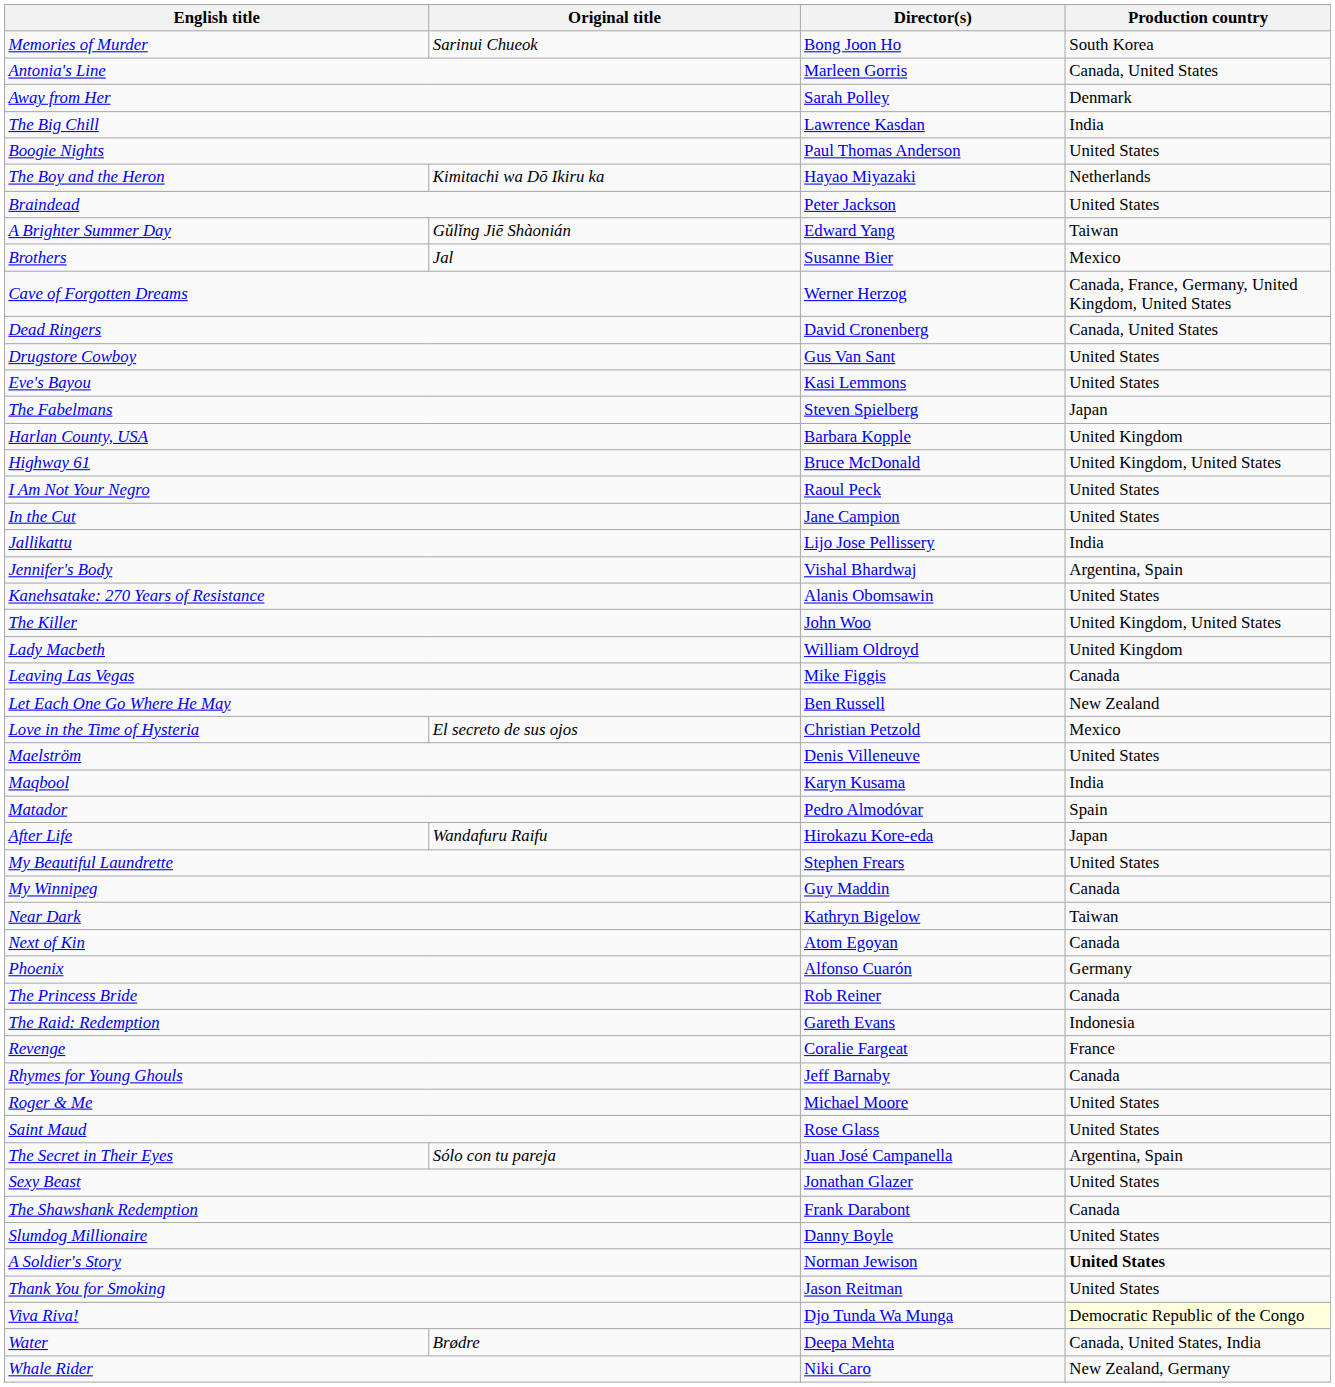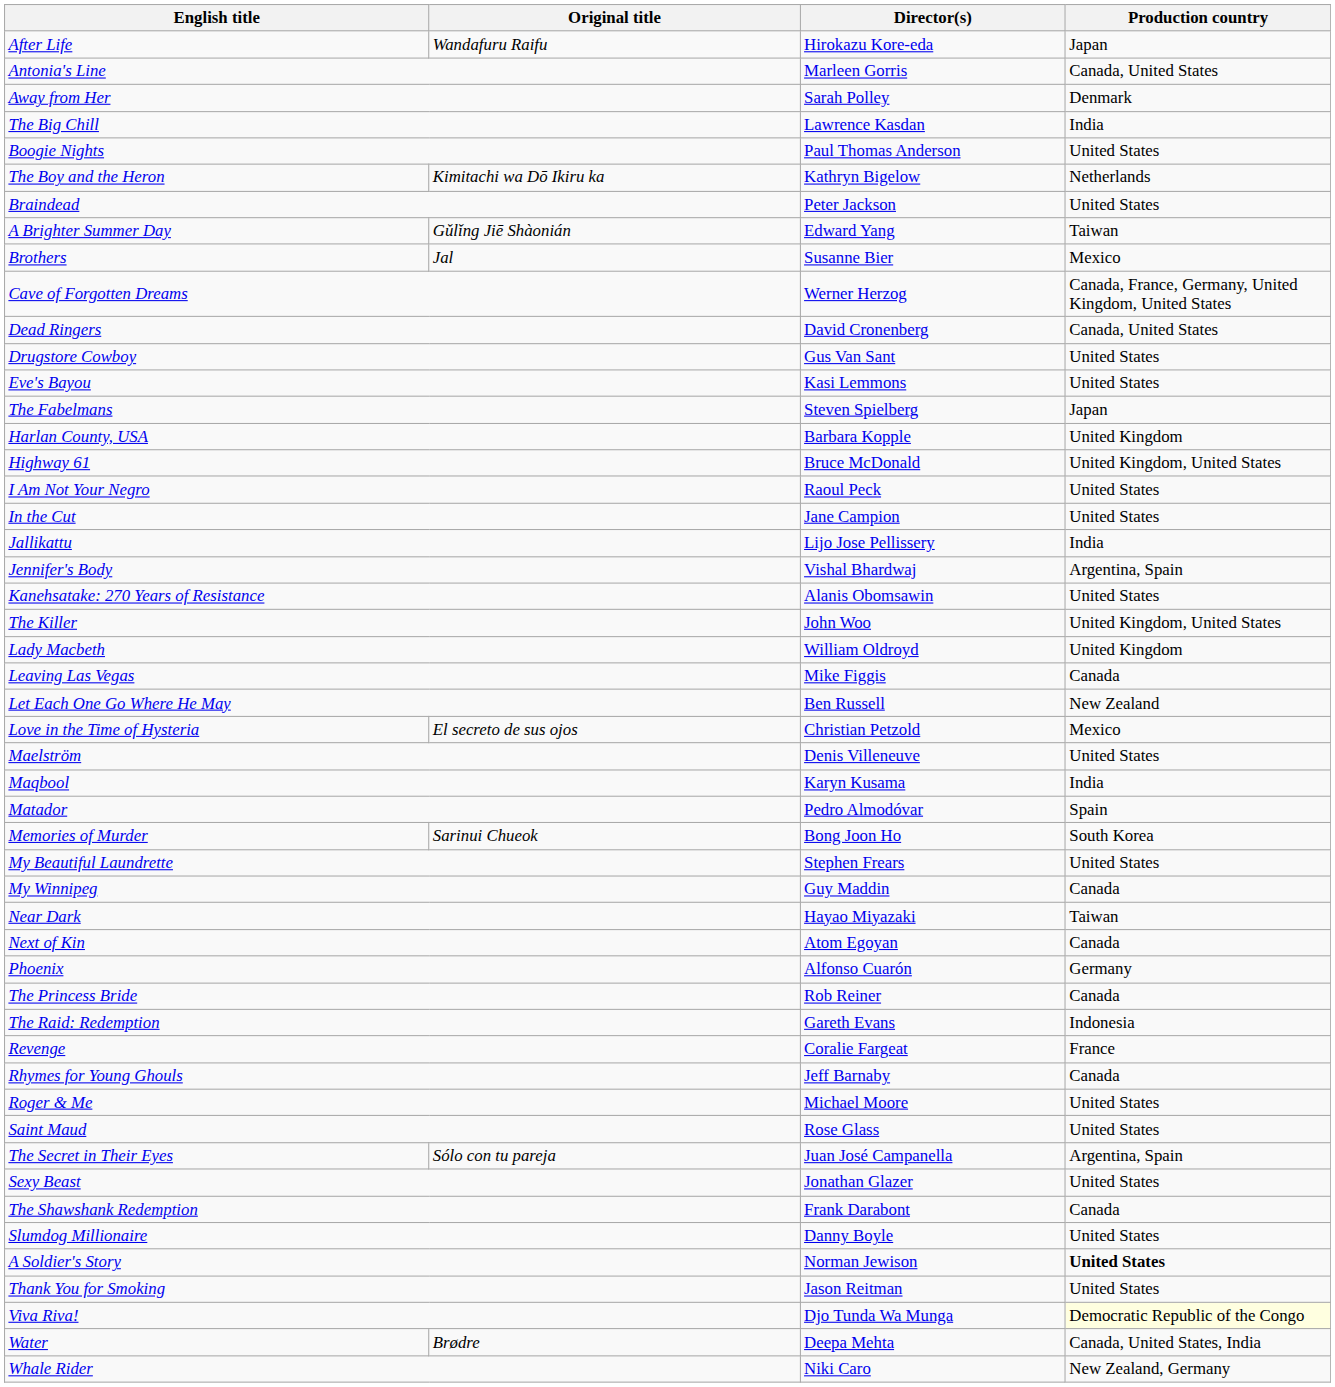rows swapped: (40, 836) <-> (78, 44)
(860, 177) Hayao Miyazaki -> (862, 177) Kathryn Bigelow
(862, 915) Kathryn Bigelow -> (860, 915) Hayao Miyazaki
